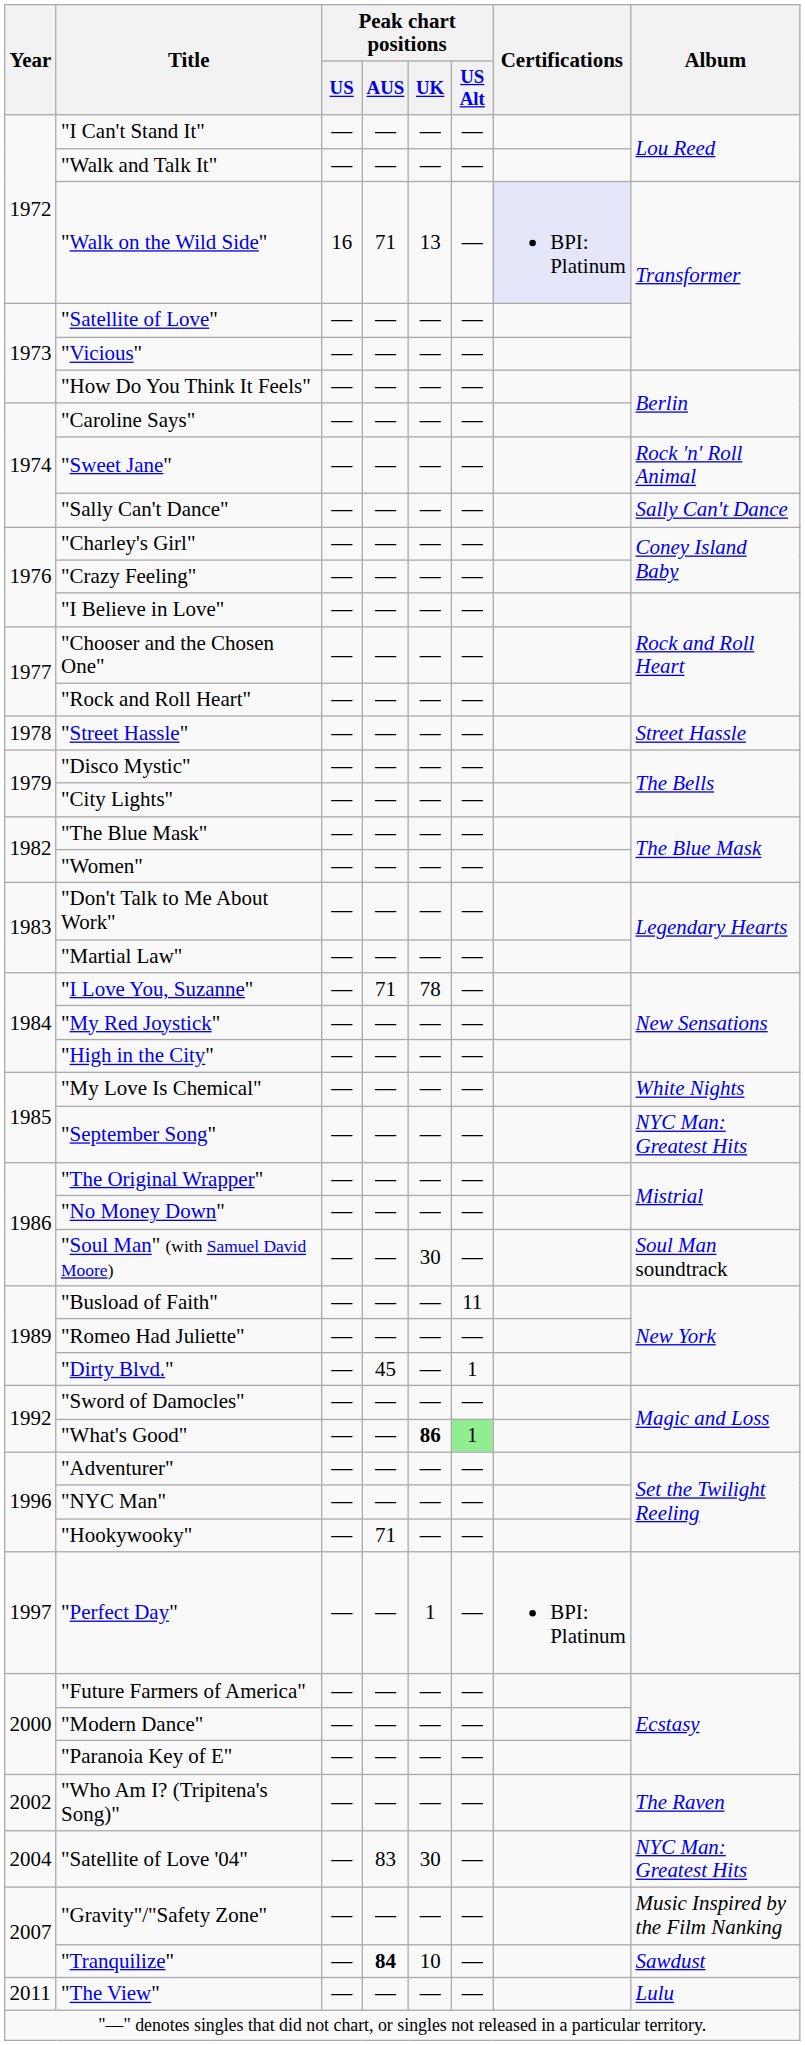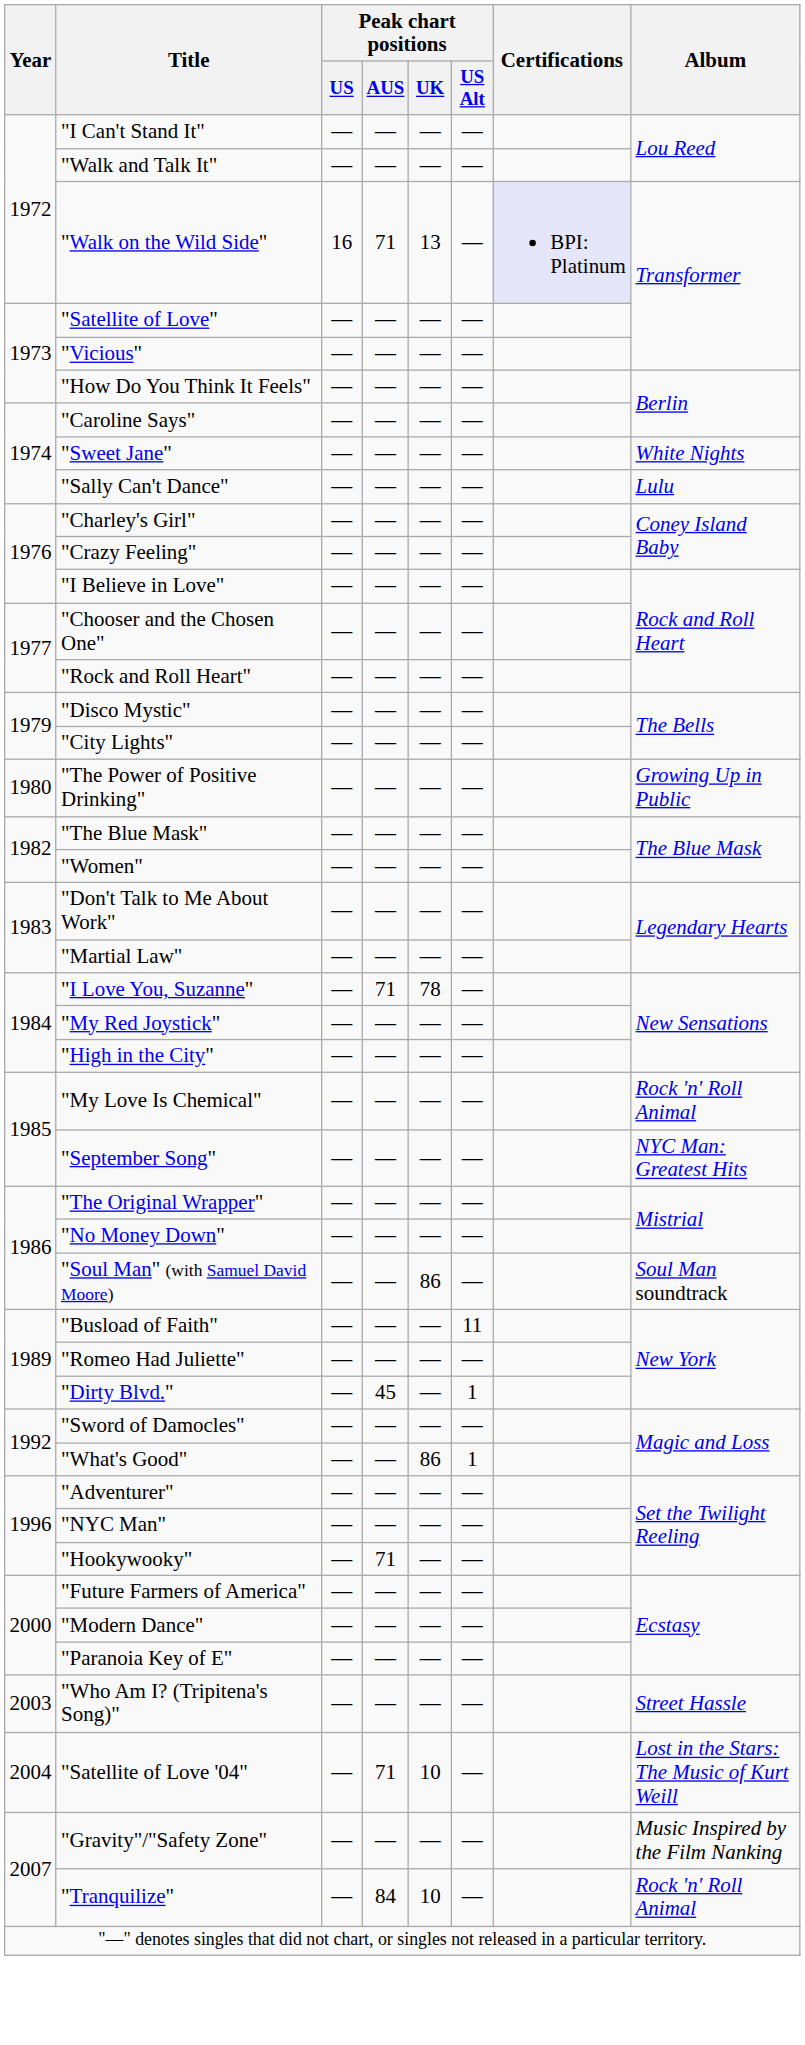(689, 464) Rock 'n' Roll Animal -> (690, 453) White Nights
(712, 509) Sally Can't Dance -> (655, 486) Lulu
- row: (125, 732)
+ row: (159, 787)
(690, 1088) White Nights -> (689, 1100) Rock 'n' Roll Animal
(430, 1257) 30 -> (430, 1280) 86
(430, 1435) bold -> (430, 1458) normal
(472, 1435) lightgreen background -> (472, 1458) no background
- row: (119, 1612)
(30, 1802) 2002 -> (30, 1703) 2003
(680, 1802) The Raven -> (691, 1703) Street Hassle
(385, 1858) 83 -> (385, 1771) 71
(430, 1858) 30 -> (430, 1771) 10
(691, 1858) NYC Man: Greatest Hits -> (712, 1771) Lost in the Stars: The Music of Kurt Weill
(385, 1960) bold -> (385, 1897) normal
(671, 1960) Sawdust -> (689, 1897) Rock 'n' Roll Animal
- row: (110, 1993)
